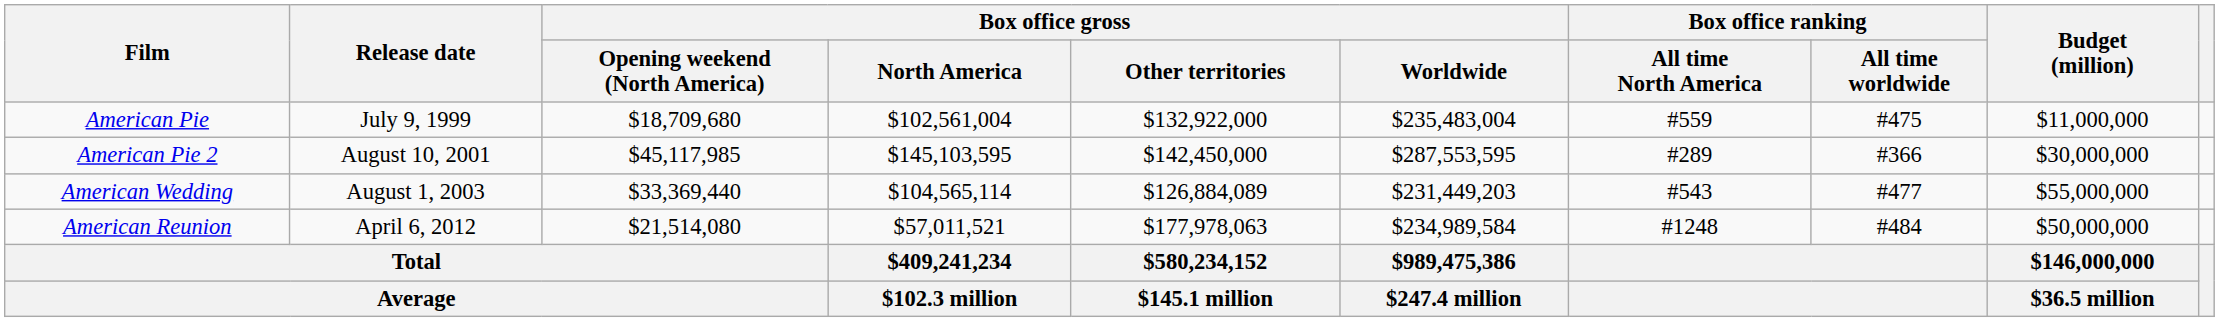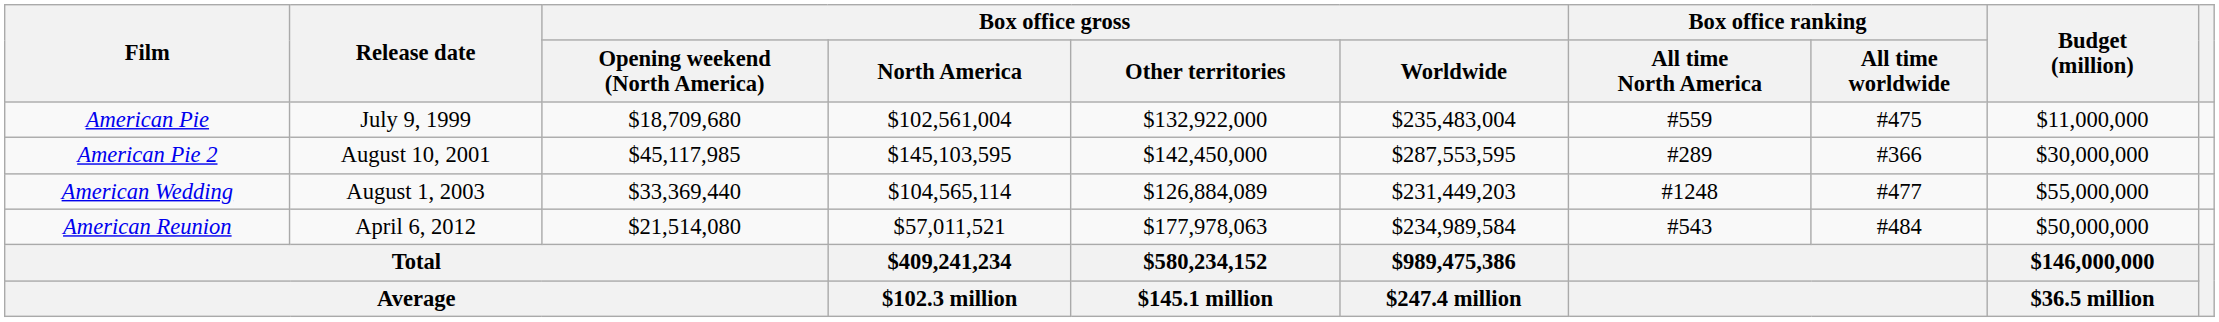(1690, 190) #543 -> (1690, 190) #1248
(1690, 226) #1248 -> (1690, 226) #543
